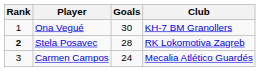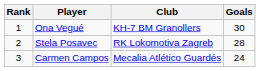columns swapped: (199, 12) <-> (127, 12)
(18, 43) bold -> (18, 43) normal
